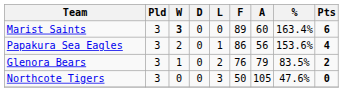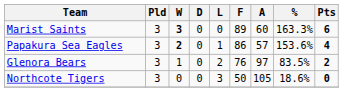(294, 29) 163.4% -> (294, 29) 163.3%
(179, 46) normal -> (179, 46) bold
(262, 46) 56 -> (262, 46) 57
(262, 62) 79 -> (262, 62) 97
(294, 79) 47.6% -> (294, 79) 18.6%
